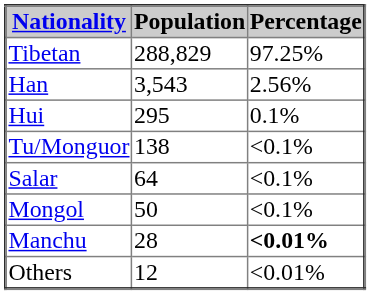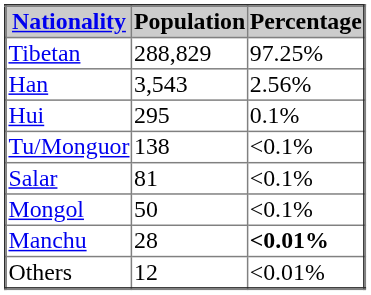(146, 178) 64 -> (146, 178) 81
